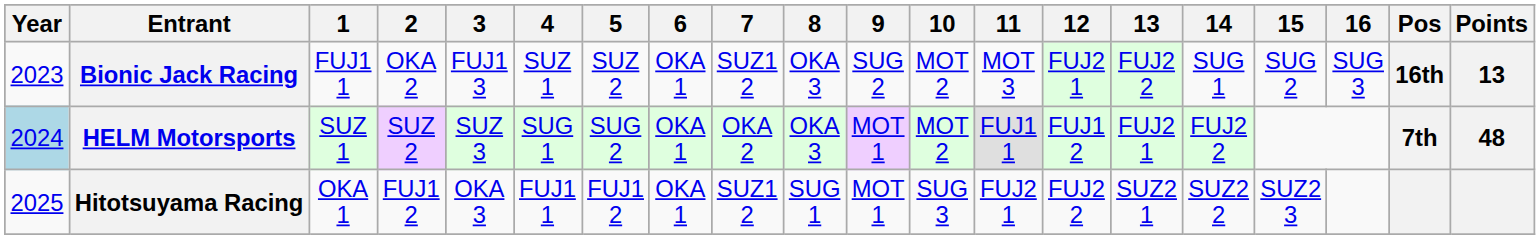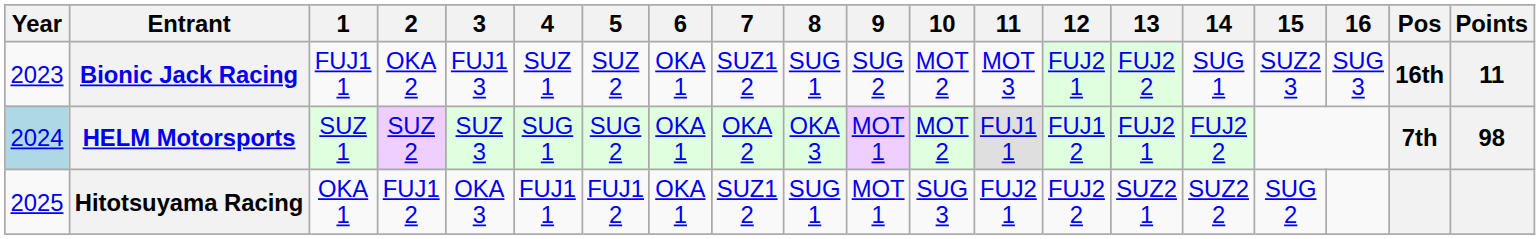(815, 74) OKA 3 -> (815, 74) SUG 1
(1291, 74) SUG 2 -> (1291, 74) SUZ2 3
(1492, 74) 13 -> (1492, 74) 11
(1492, 138) 48 -> (1492, 138) 98
(1291, 201) SUZ2 3 -> (1291, 201) SUG 2
